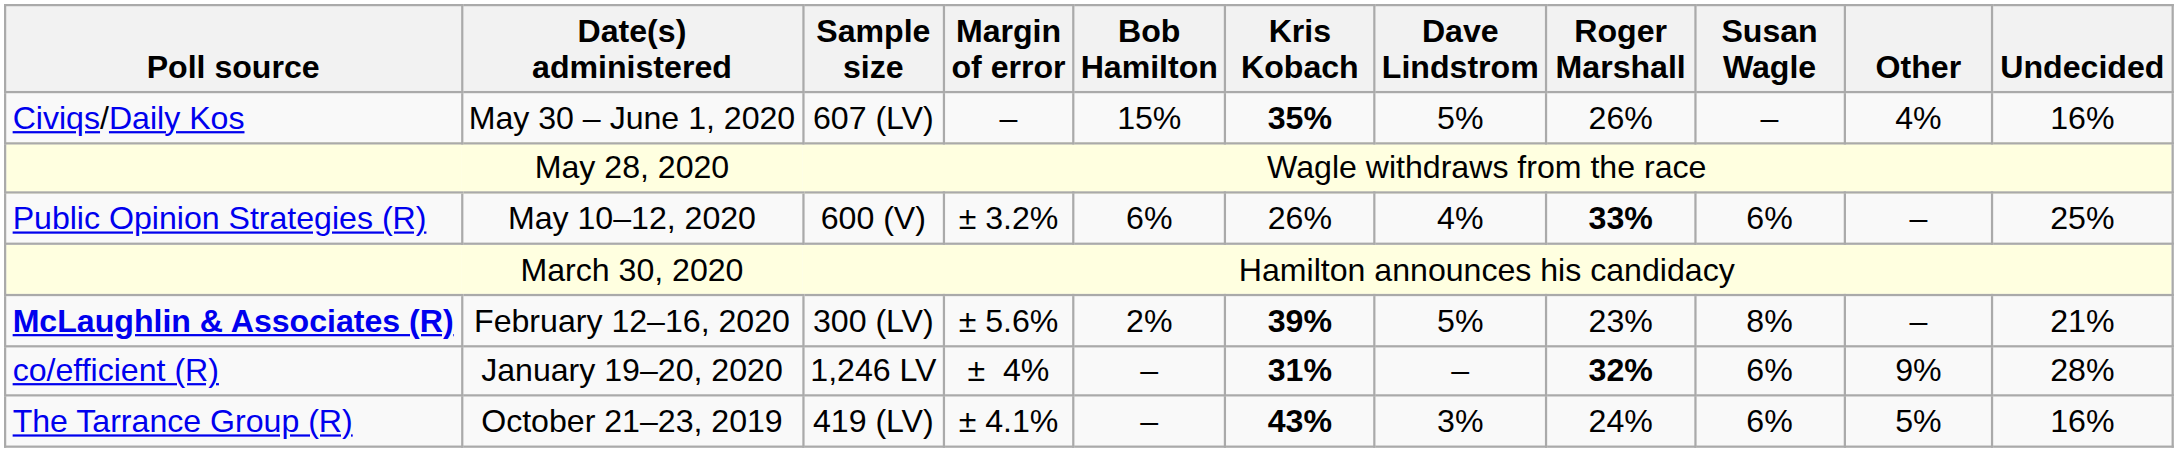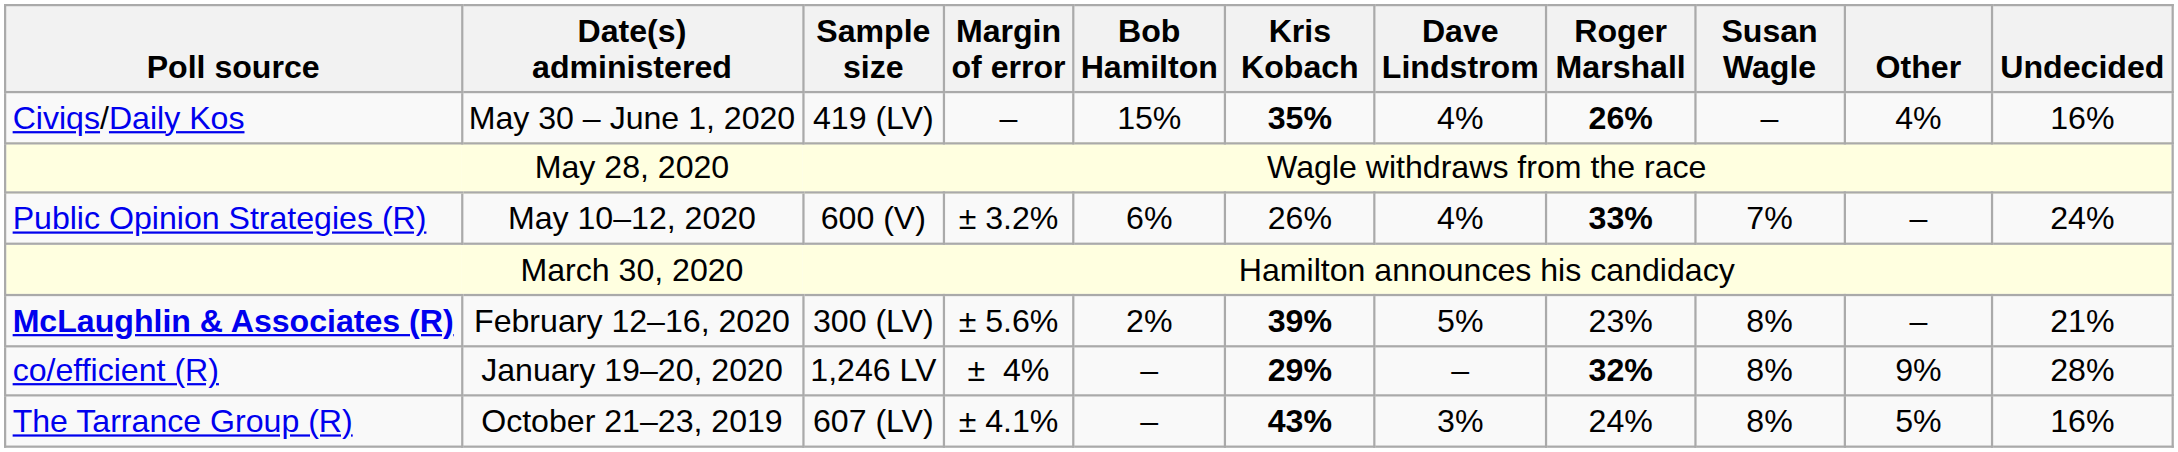(873, 117) 607 (LV) -> (873, 117) 419 (LV)
(1460, 117) 5% -> (1460, 117) 4%
(1621, 117) normal -> (1621, 117) bold
(1770, 219) 6% -> (1770, 219) 7%
(2082, 219) 25% -> (2082, 219) 24%
(1300, 371) 31% -> (1300, 371) 29%
(1770, 371) 6% -> (1770, 371) 8%
(873, 422) 419 (LV) -> (873, 422) 607 (LV)
(1770, 422) 6% -> (1770, 422) 8%
